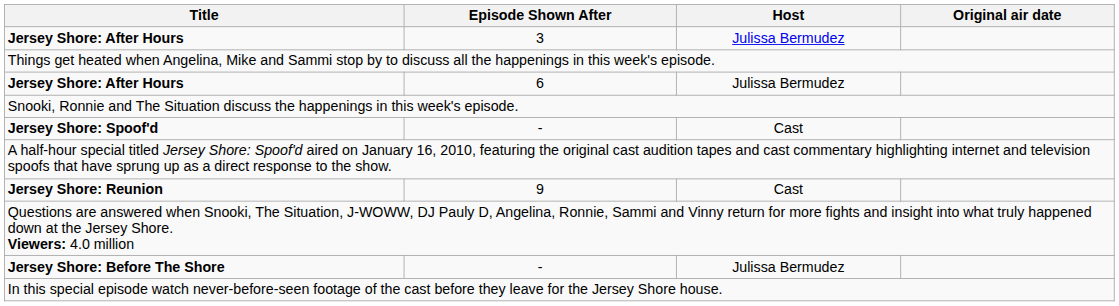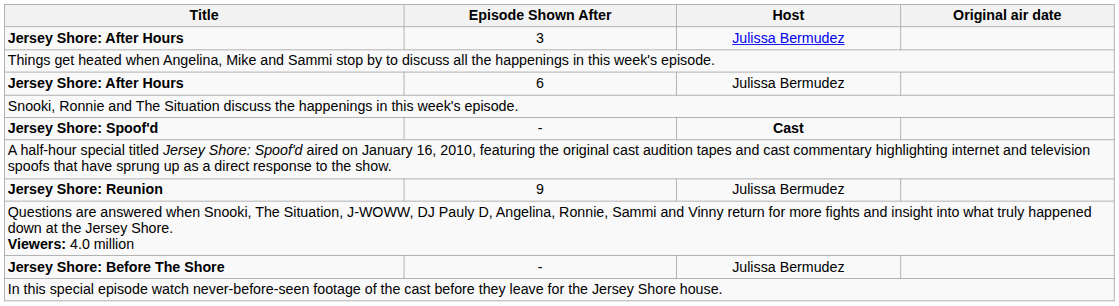(788, 128) normal -> (788, 128) bold
(788, 189) Cast -> (788, 189) Julissa Bermudez
